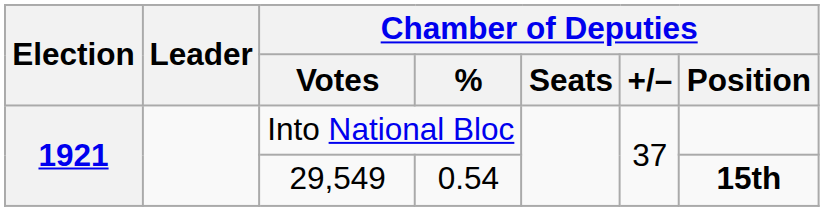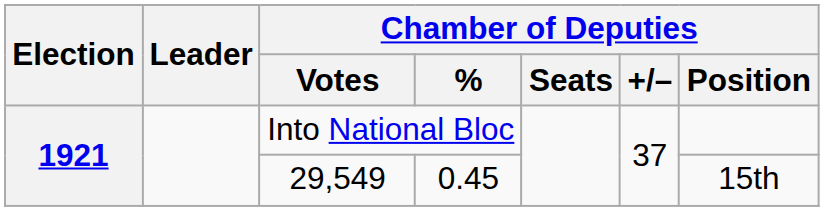(468, 179) 0.54 -> (468, 179) 0.45
(749, 179) bold -> (749, 179) normal
